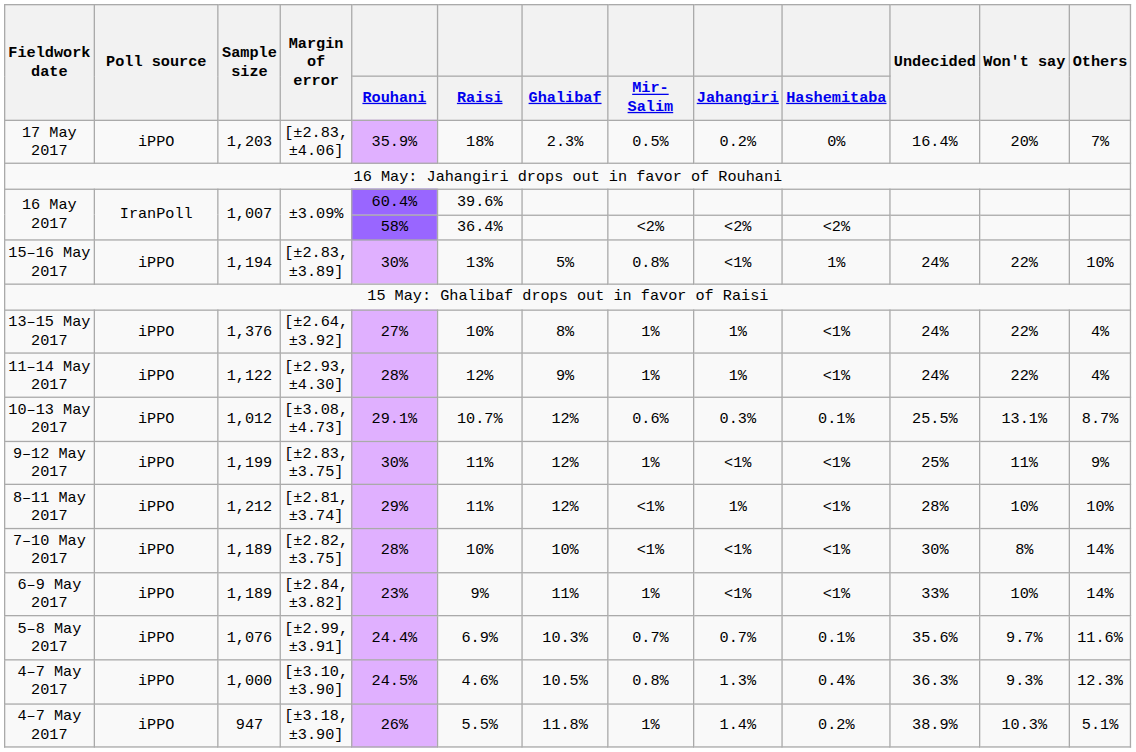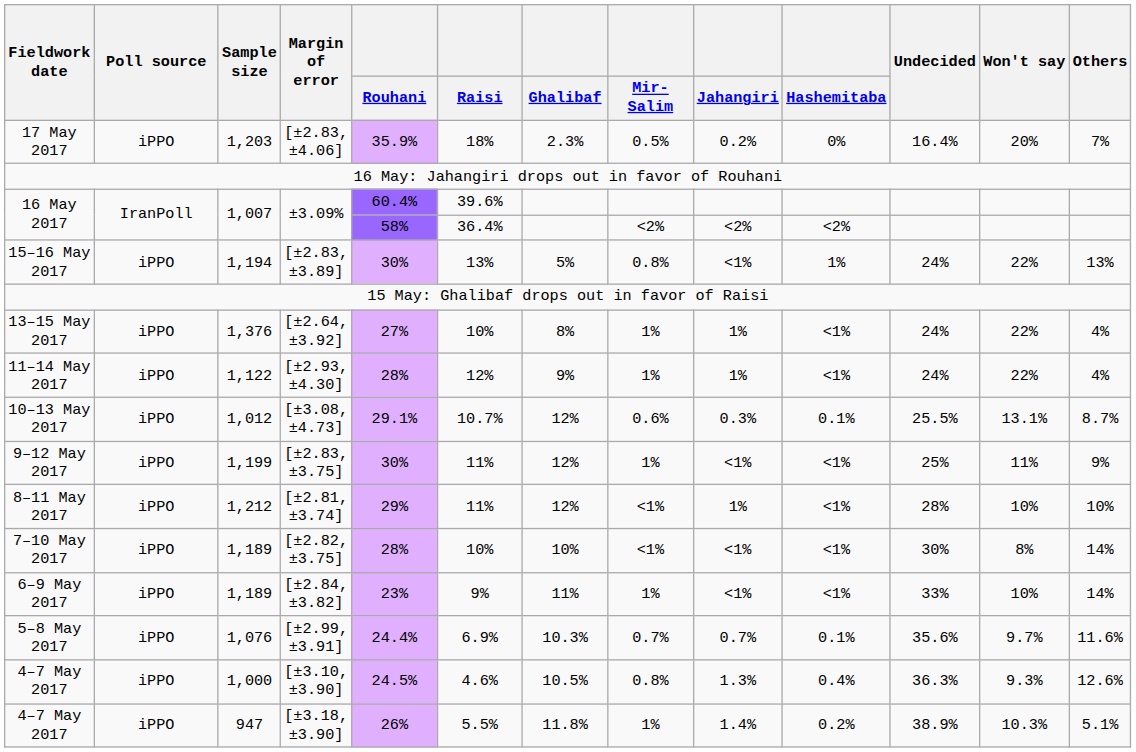(1100, 262) 10% -> (1100, 262) 13%
(1100, 681) 12.3% -> (1100, 681) 12.6%
